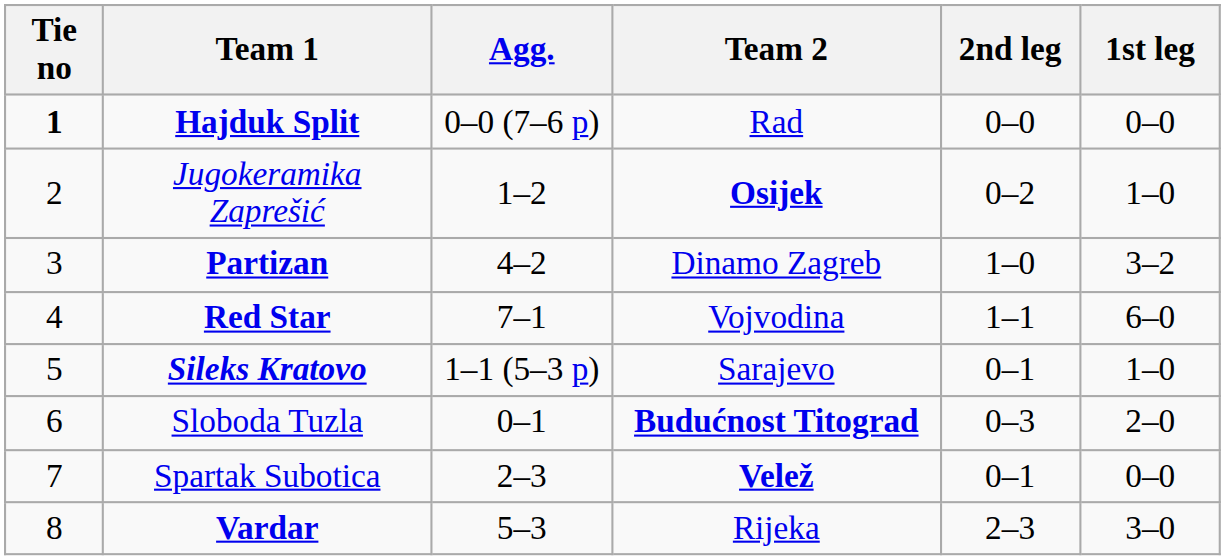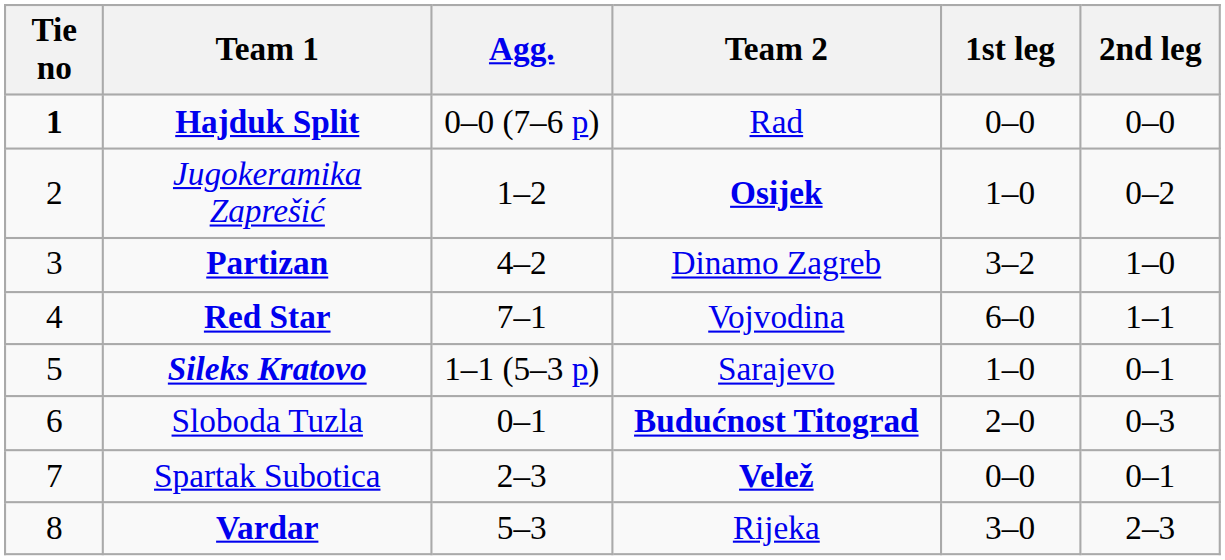columns swapped: (1150, 49) <-> (1010, 49)
